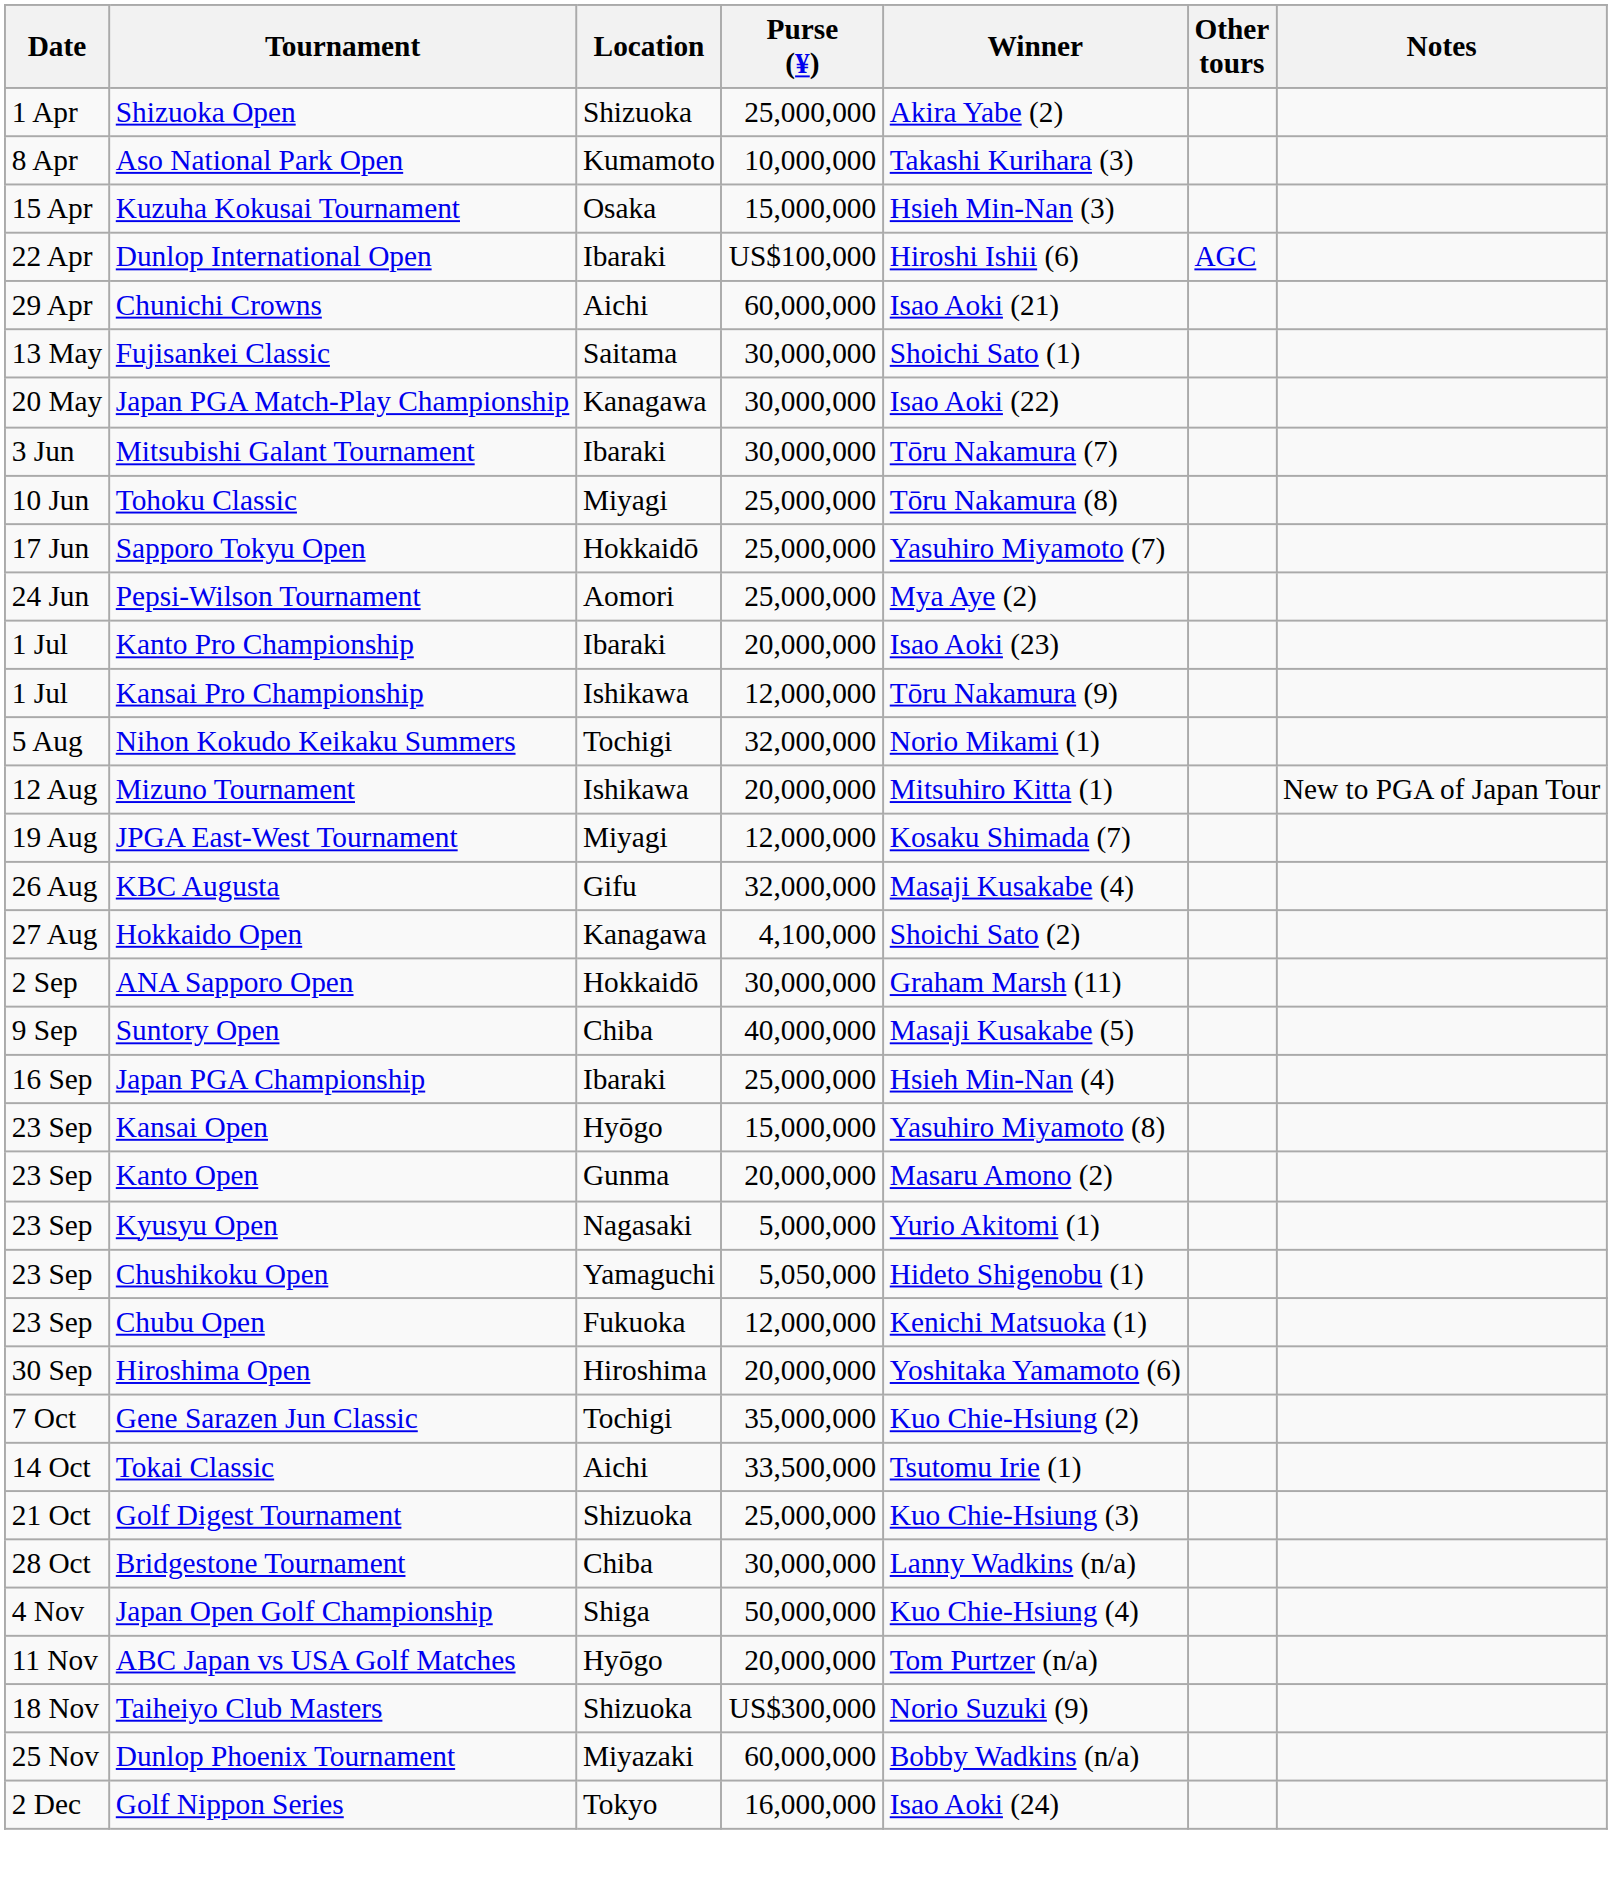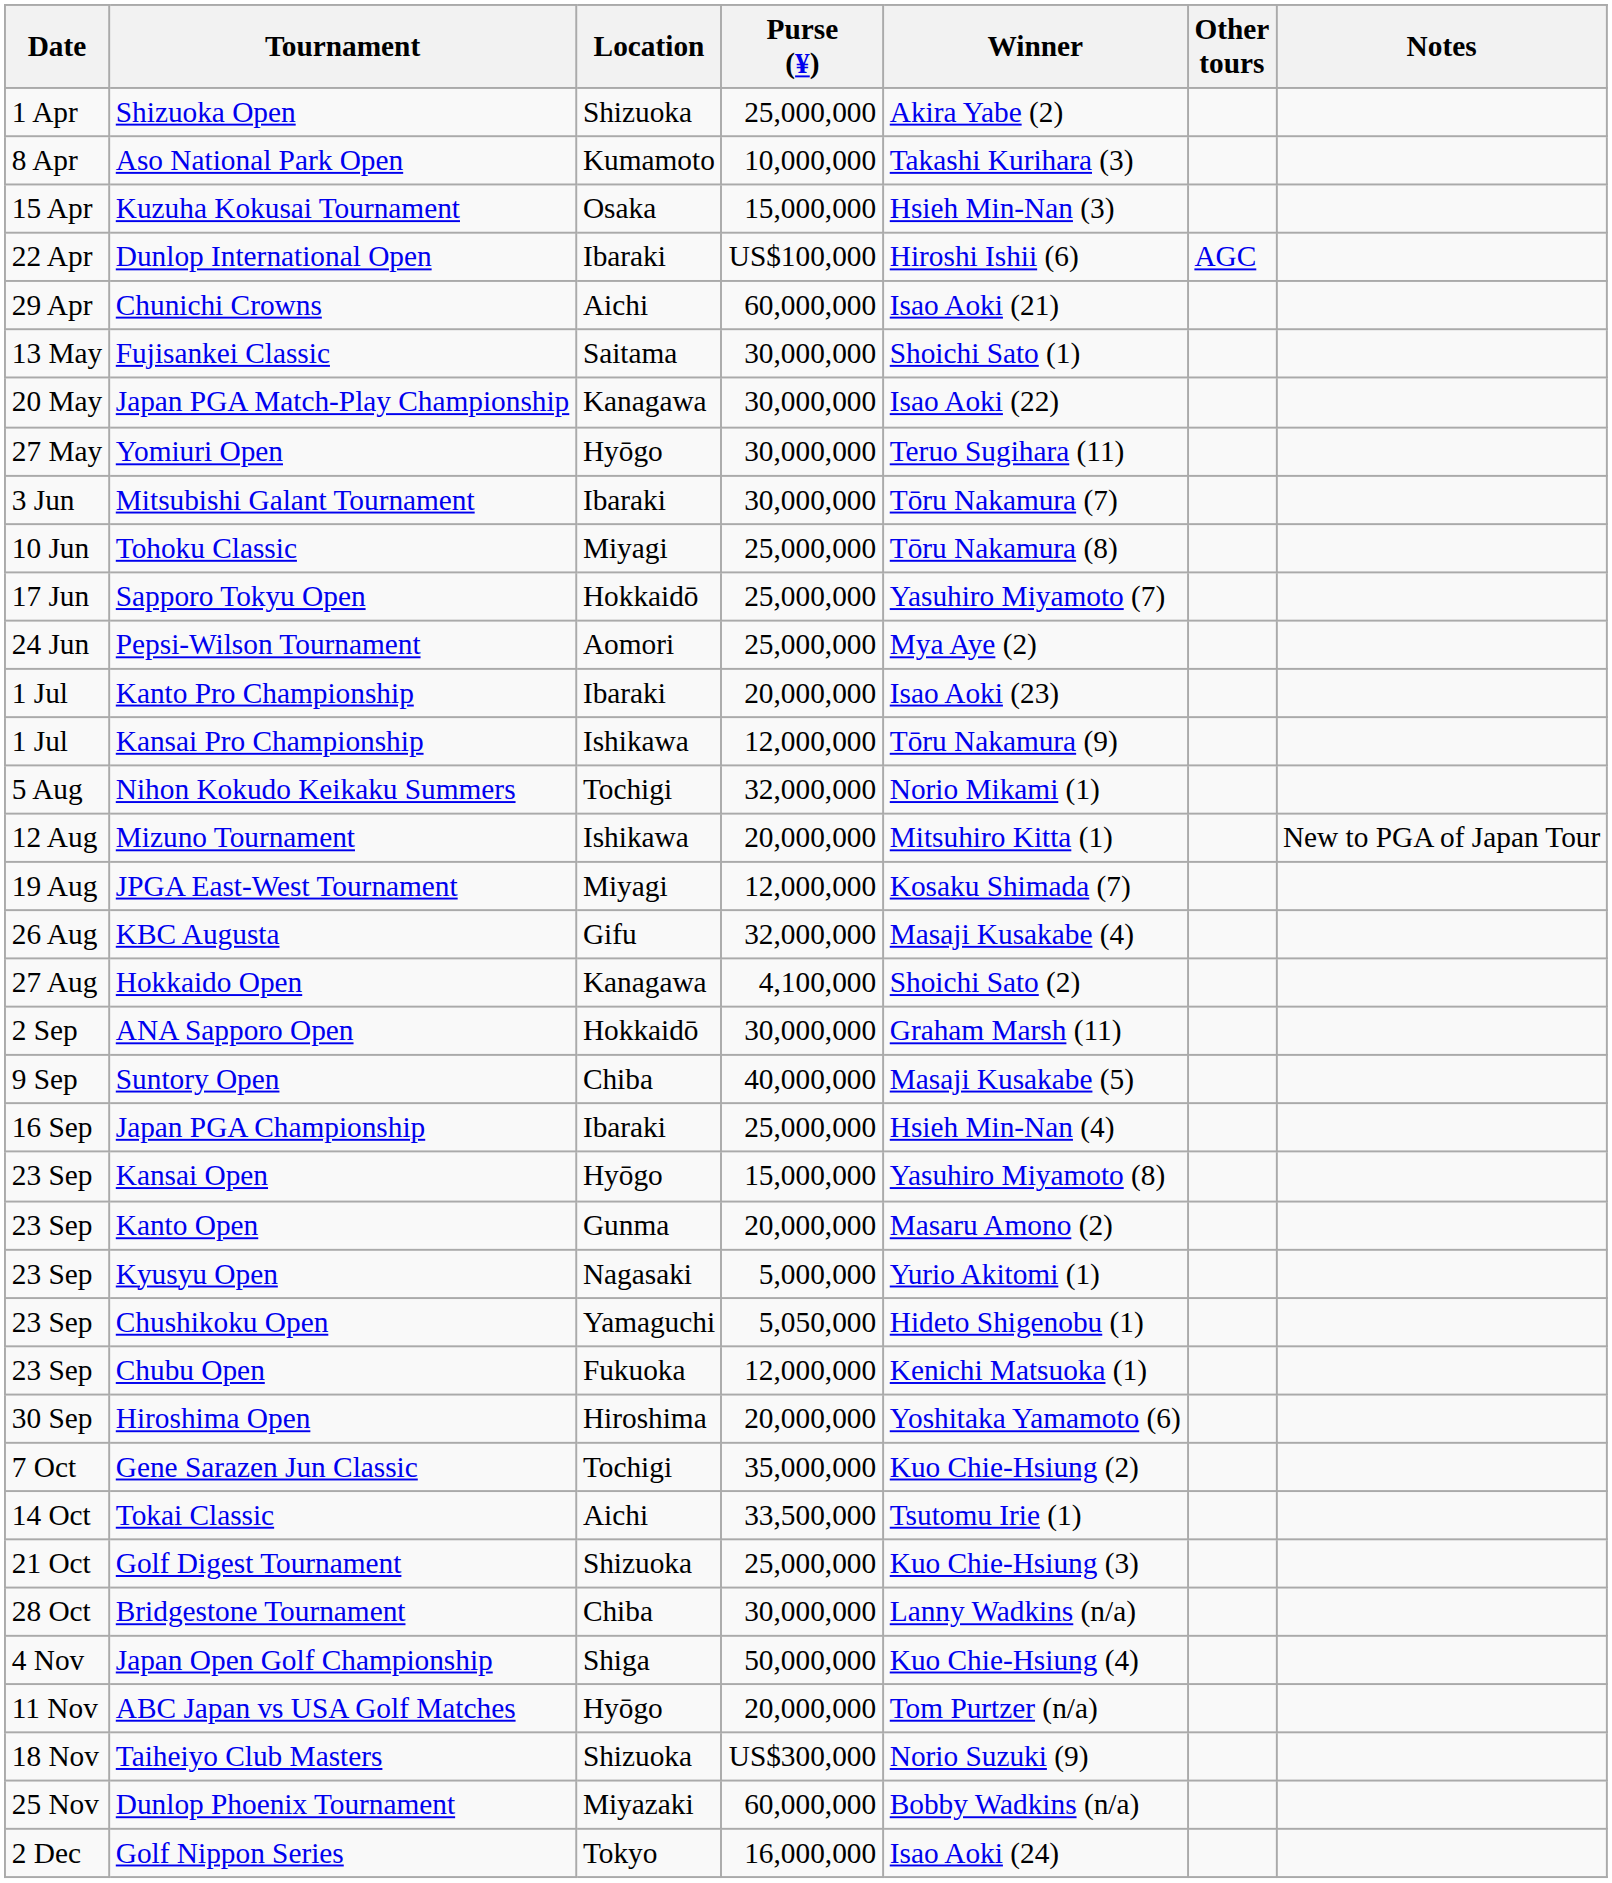+ row: (199, 450)
